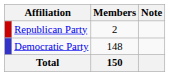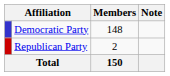rows swapped: (51, 46) <-> (51, 29)
